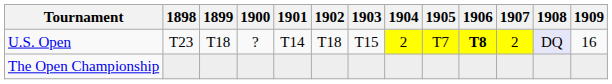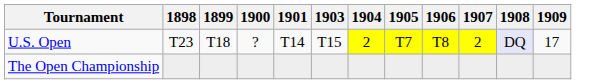- column: (329, 17)
(478, 41) bold -> (441, 41) normal
(589, 41) 16 -> (552, 41) 17
